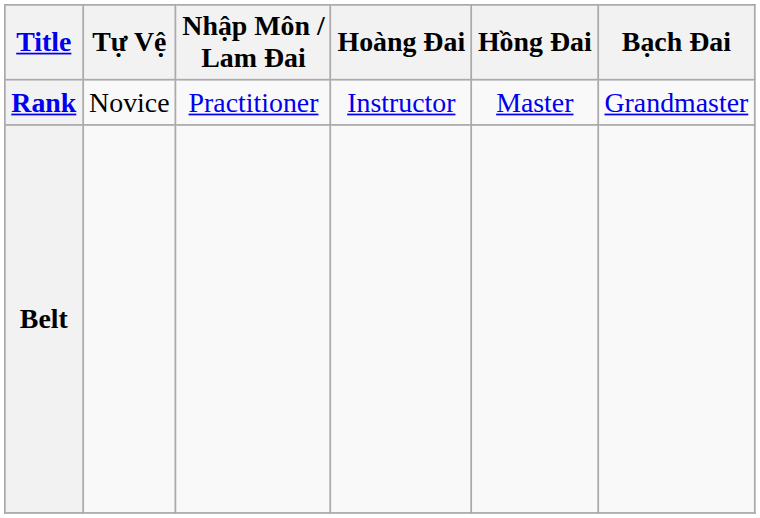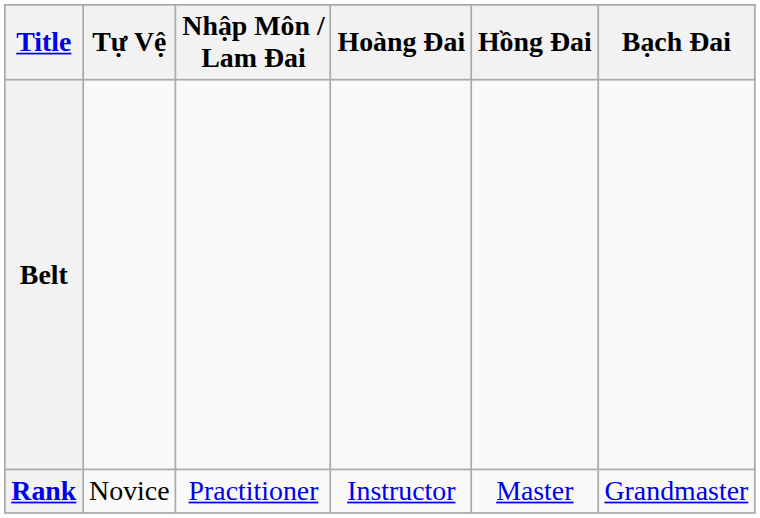rows swapped: (44, 102) <-> (44, 318)
